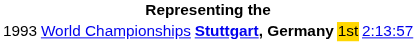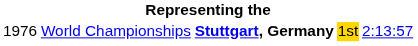(20, 31) 1993 -> (20, 31) 1976
